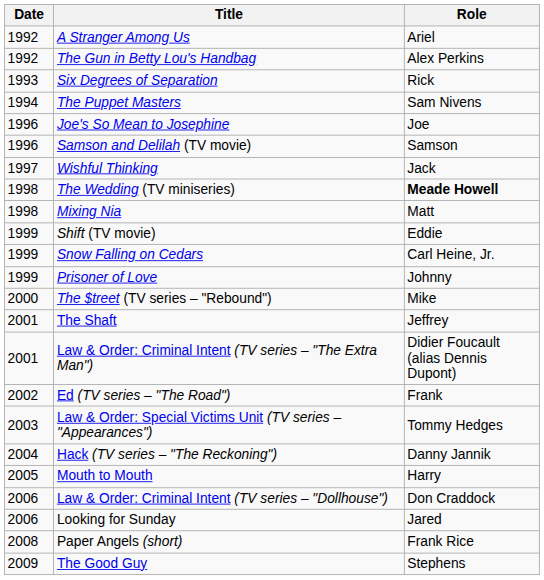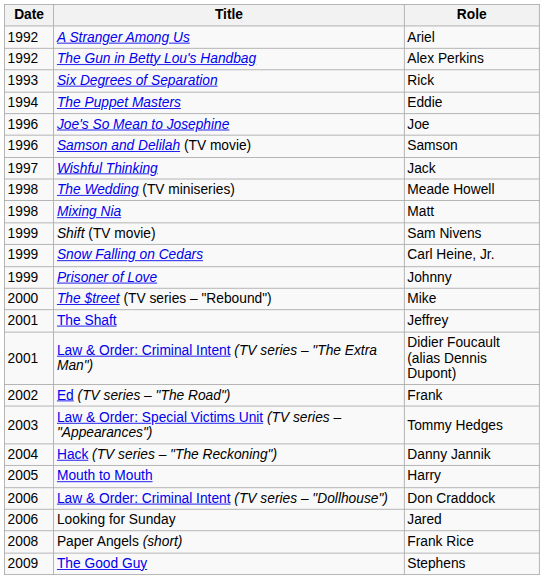(444, 102) Sam Nivens -> (425, 102) Eddie
(453, 189) bold -> (451, 189) normal
(425, 233) Eddie -> (444, 233) Sam Nivens
